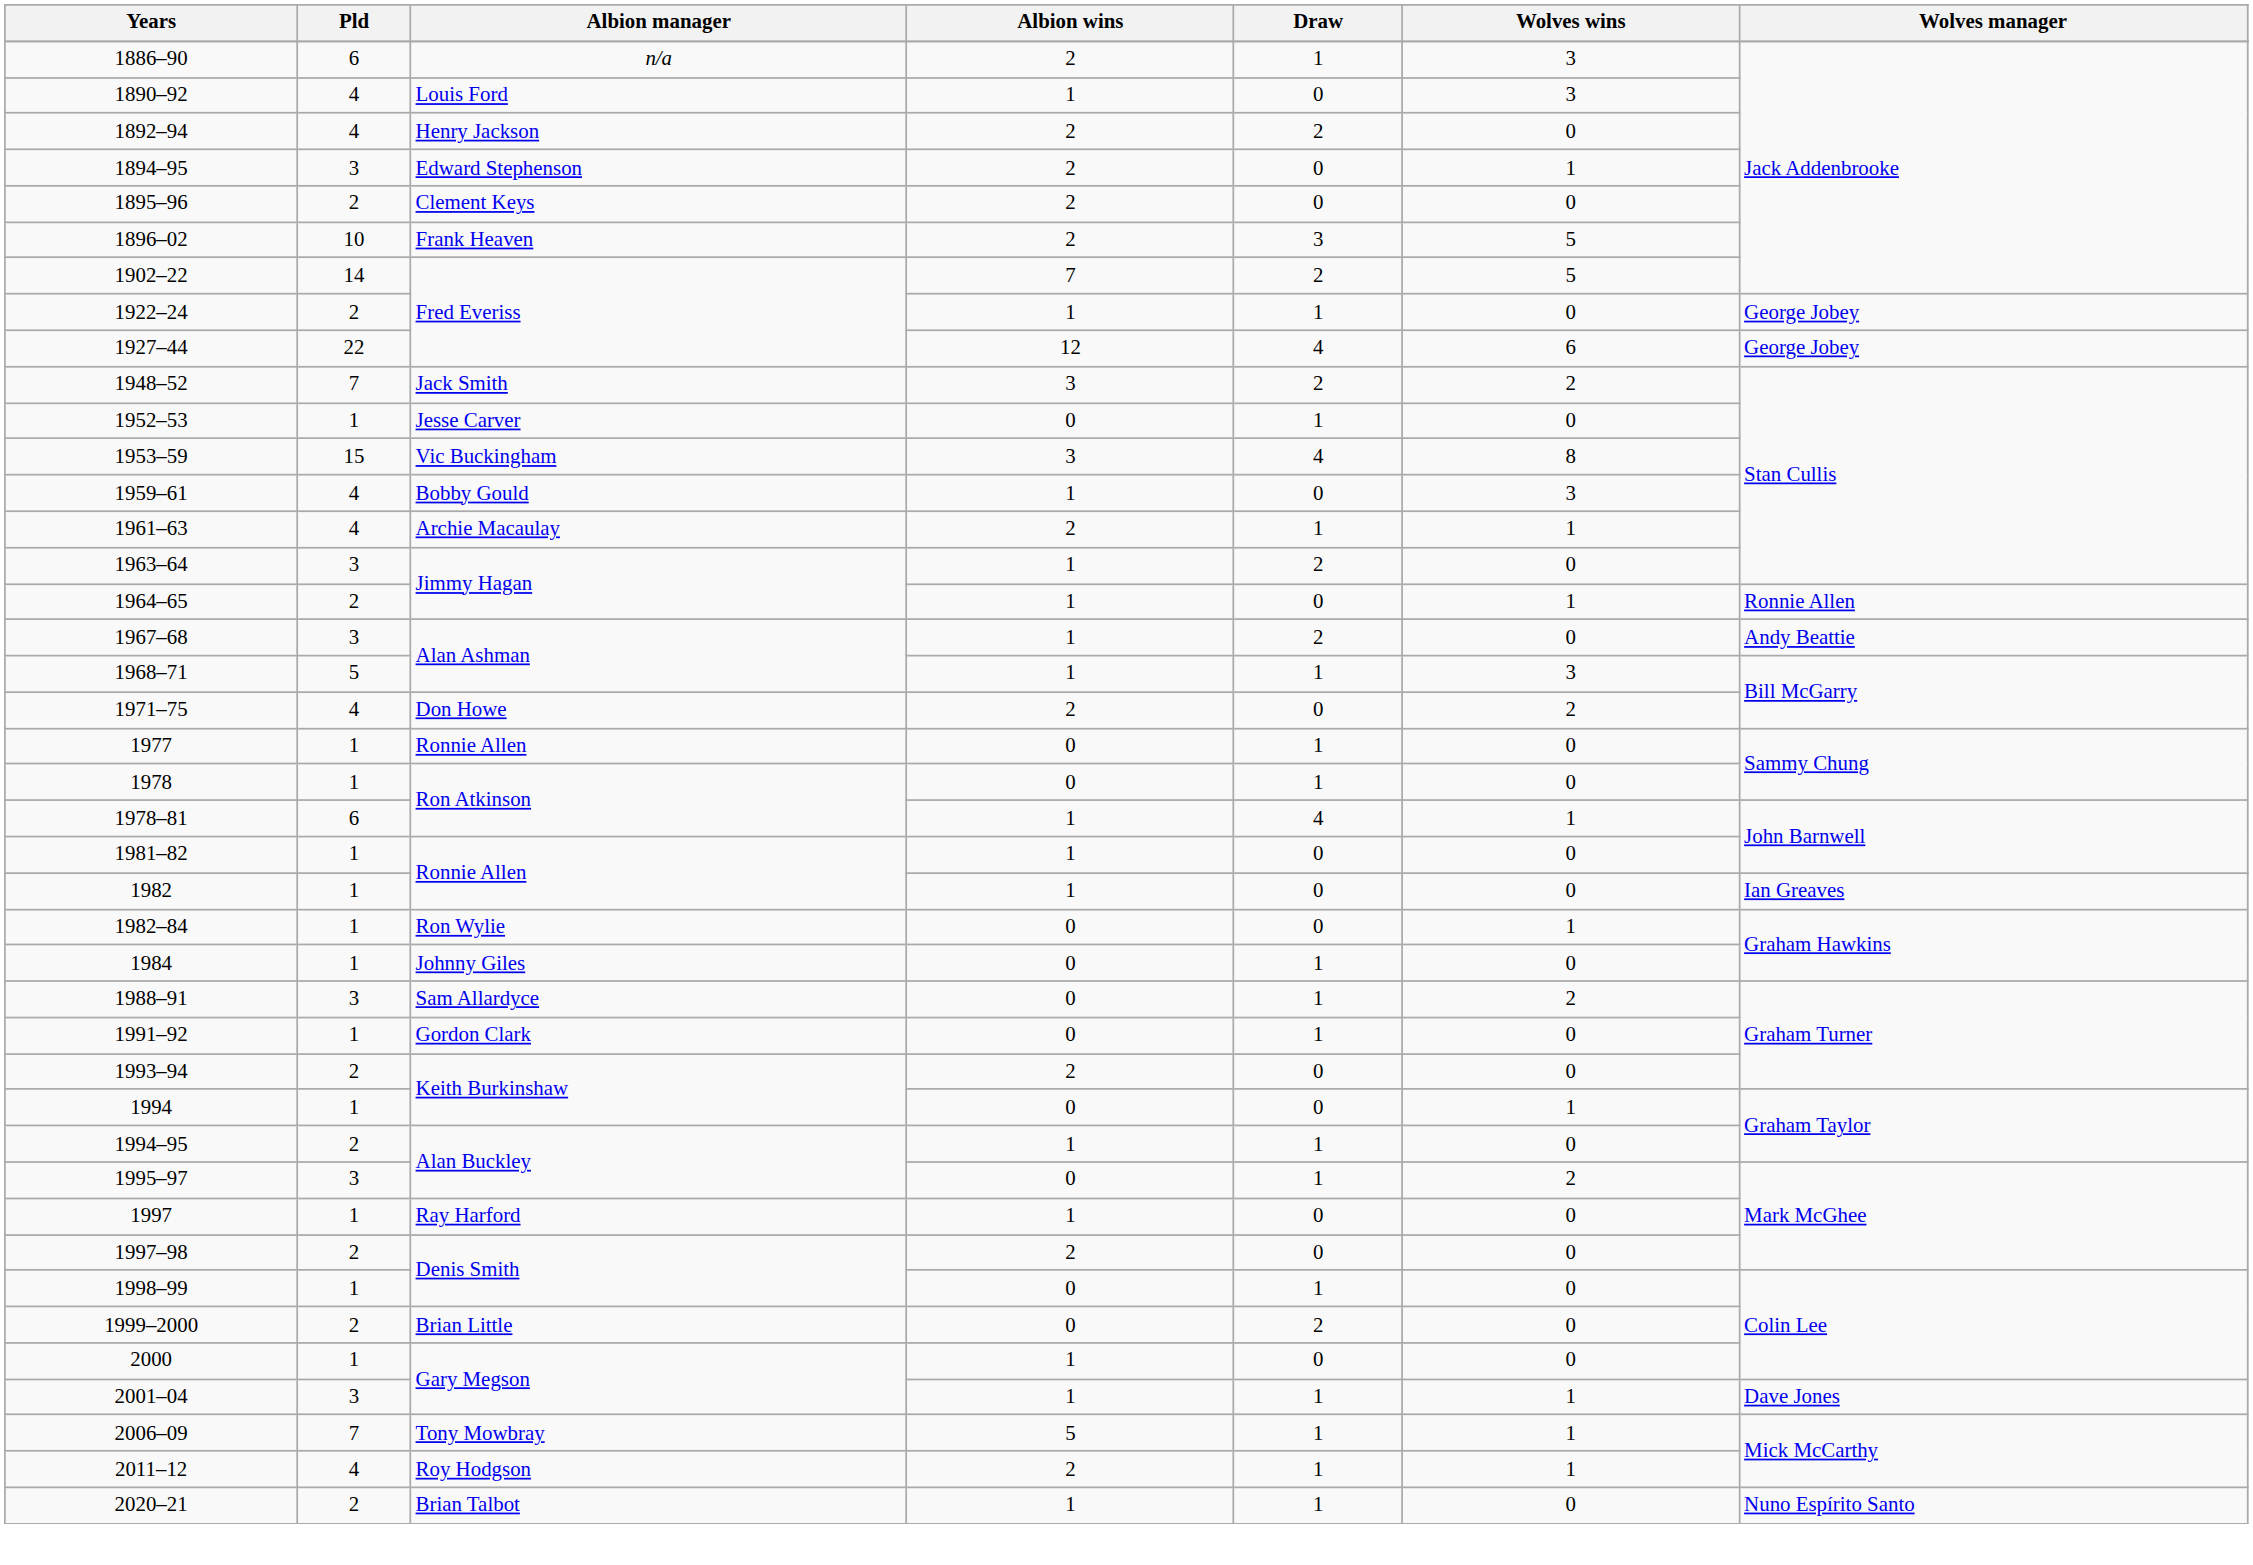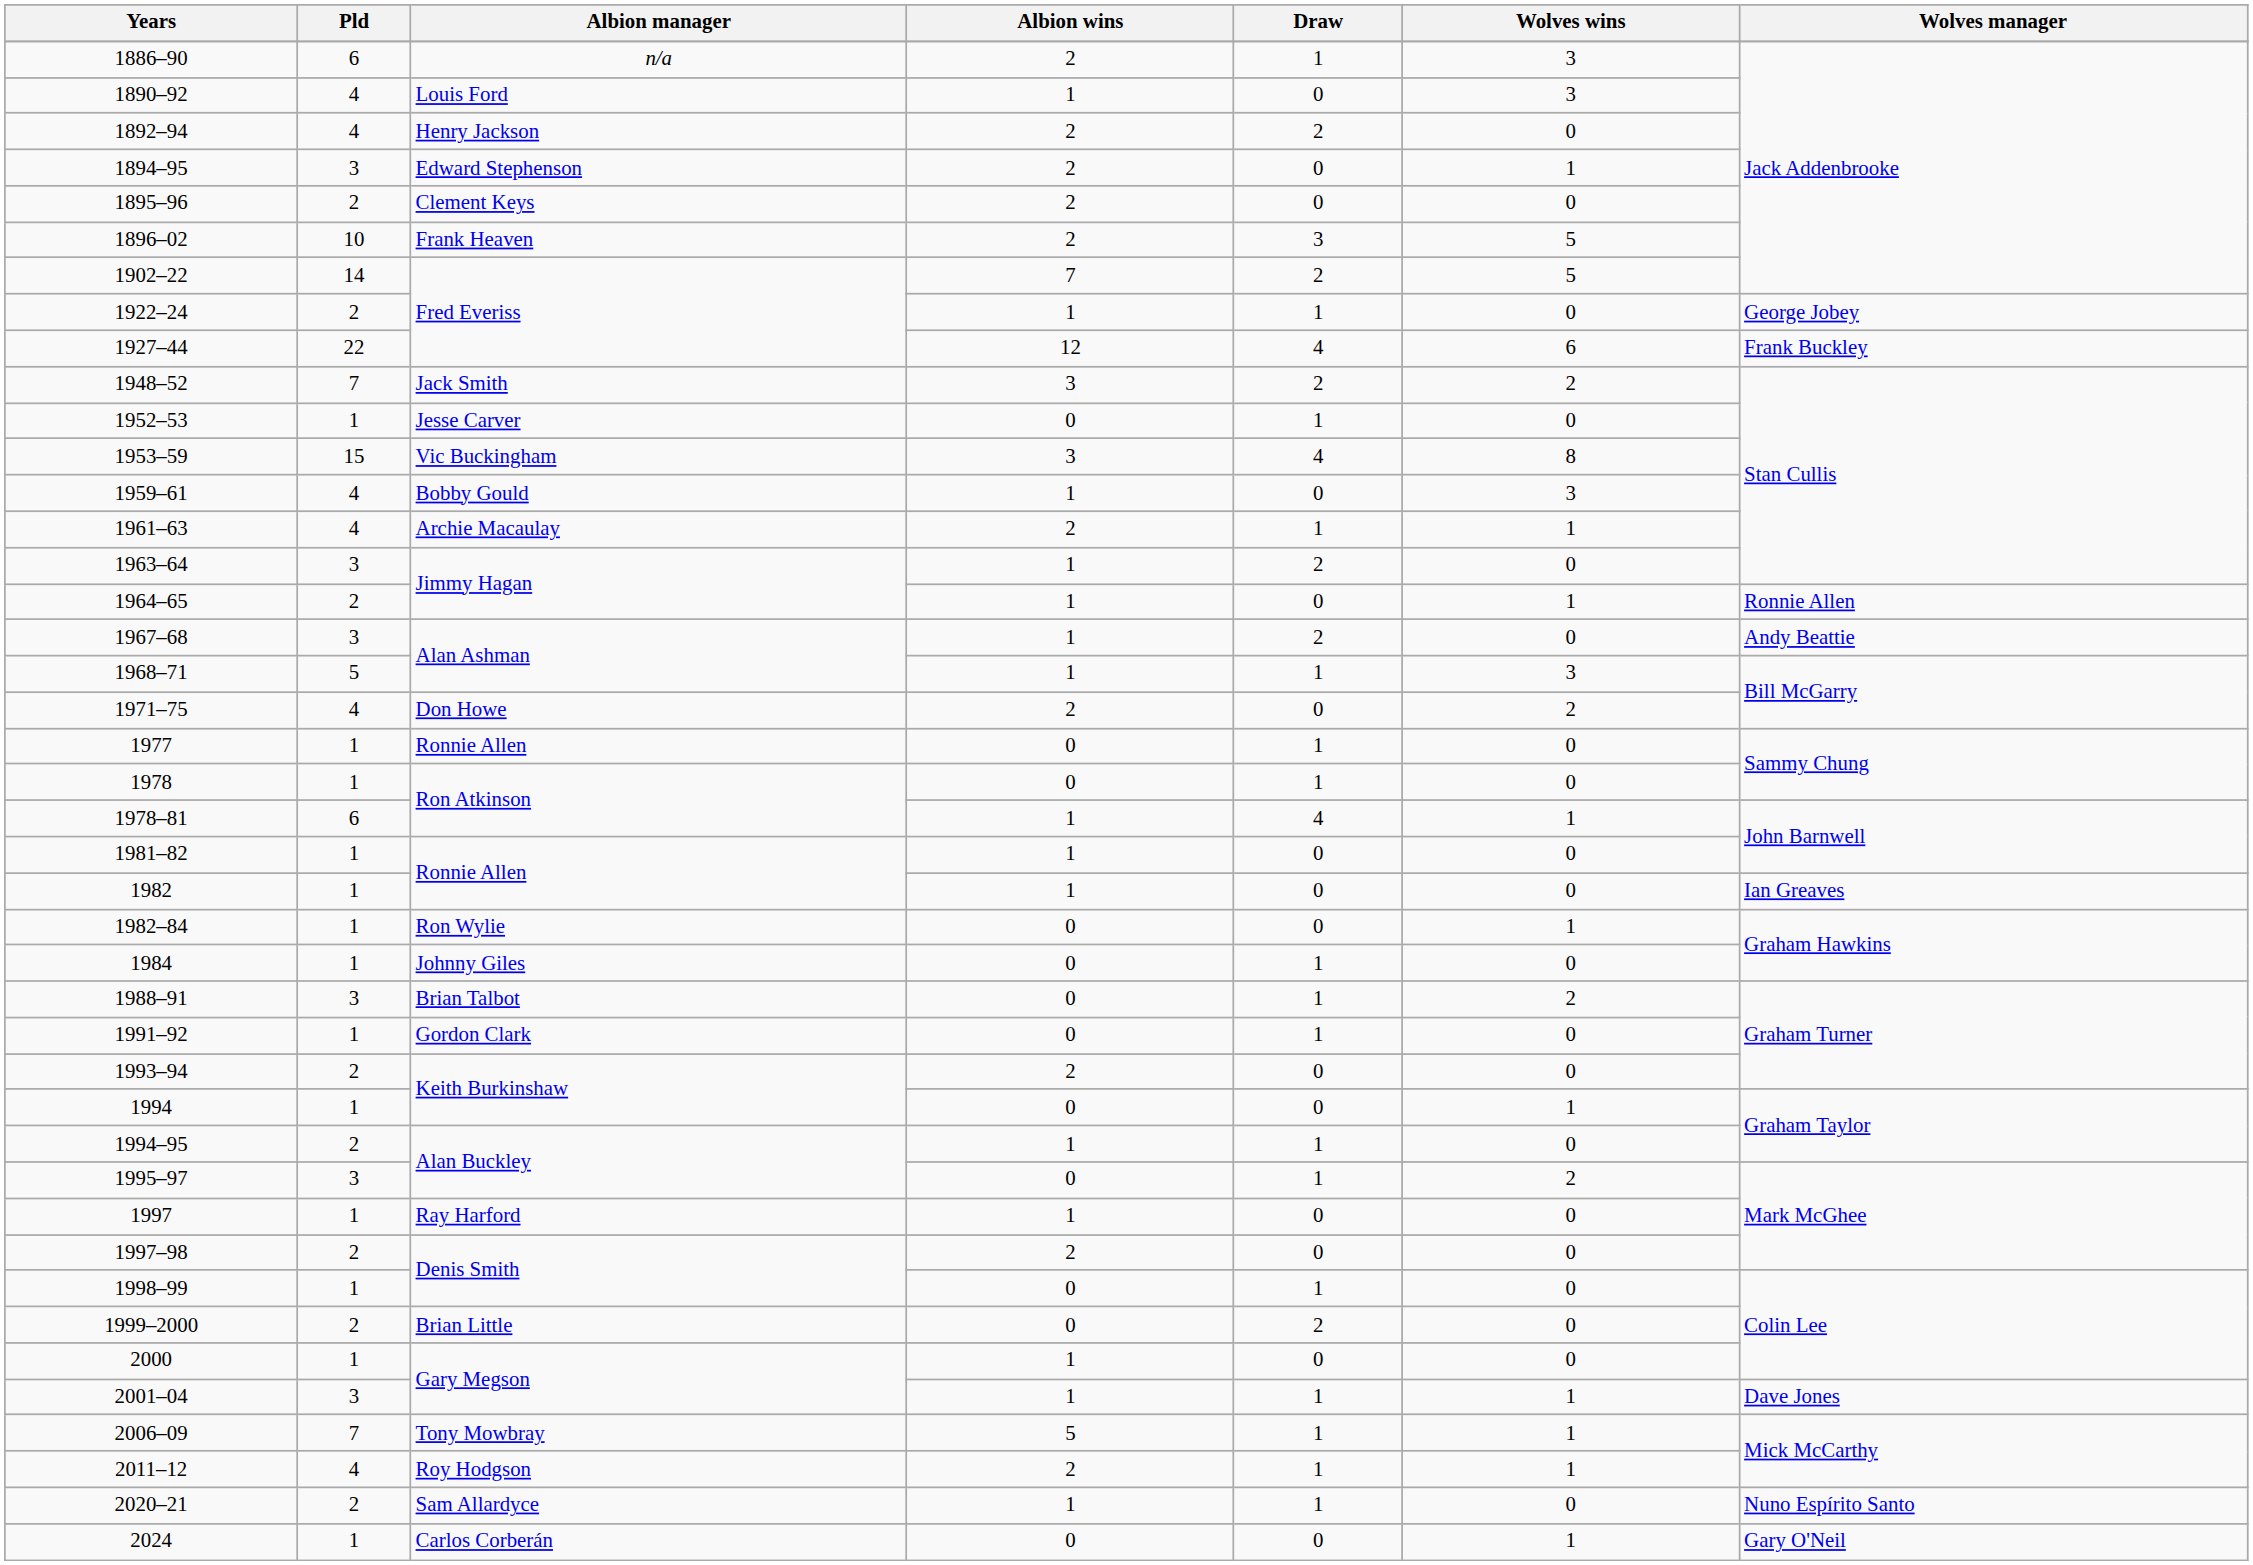(1802, 348) George Jobey -> (1806, 348) Frank Buckley
(477, 998) Sam Allardyce -> (468, 998) Brian Talbot
(468, 1505) Brian Talbot -> (477, 1505) Sam Allardyce
+ row: (151, 1541)
